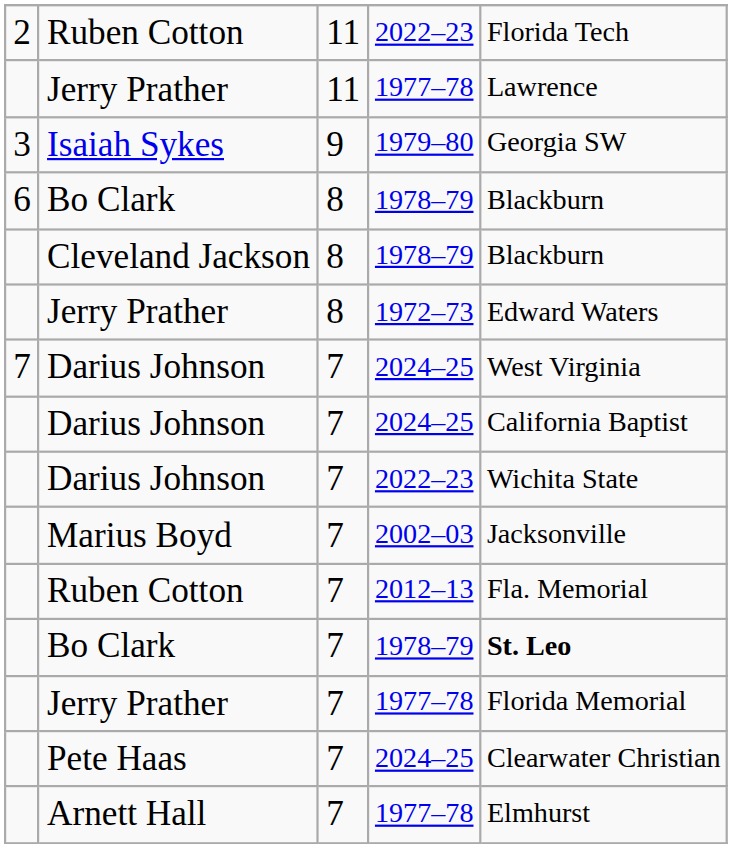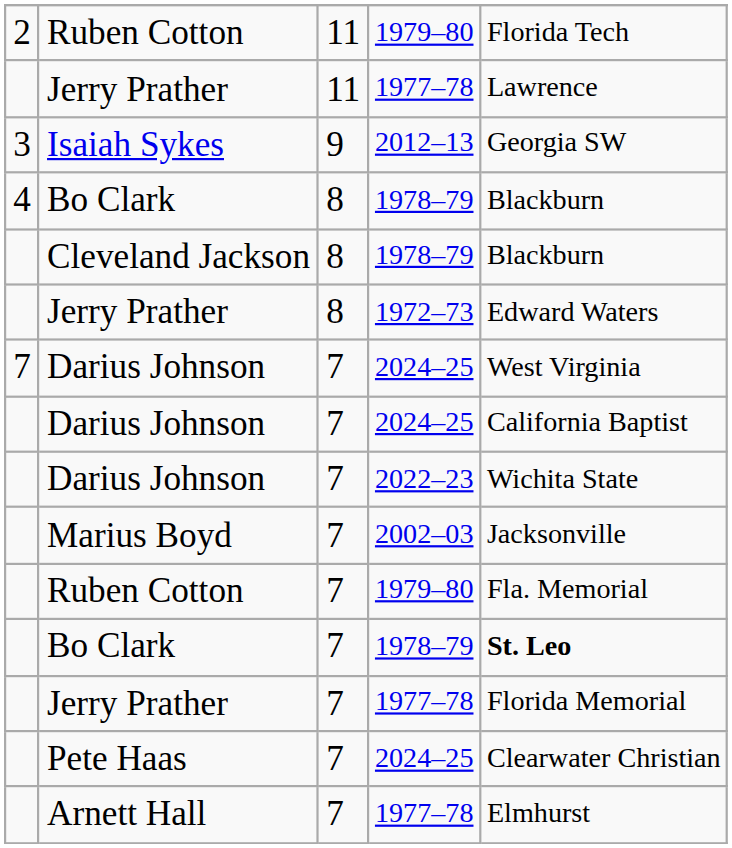(424, 32) 2022–23 -> (424, 32) 1979–80
(424, 144) 1979–80 -> (424, 144) 2012–13
(22, 199) 6 -> (22, 199) 4
(424, 590) 2012–13 -> (424, 590) 1979–80
